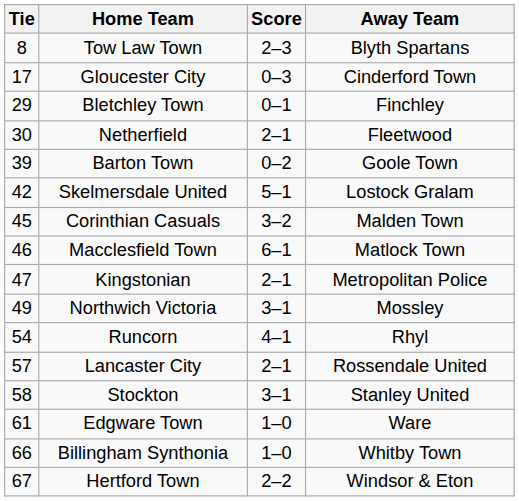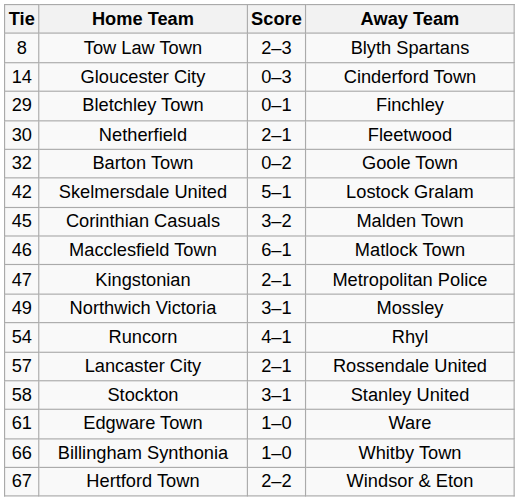(22, 76) 17 -> (22, 76) 14
(22, 163) 39 -> (22, 163) 32
